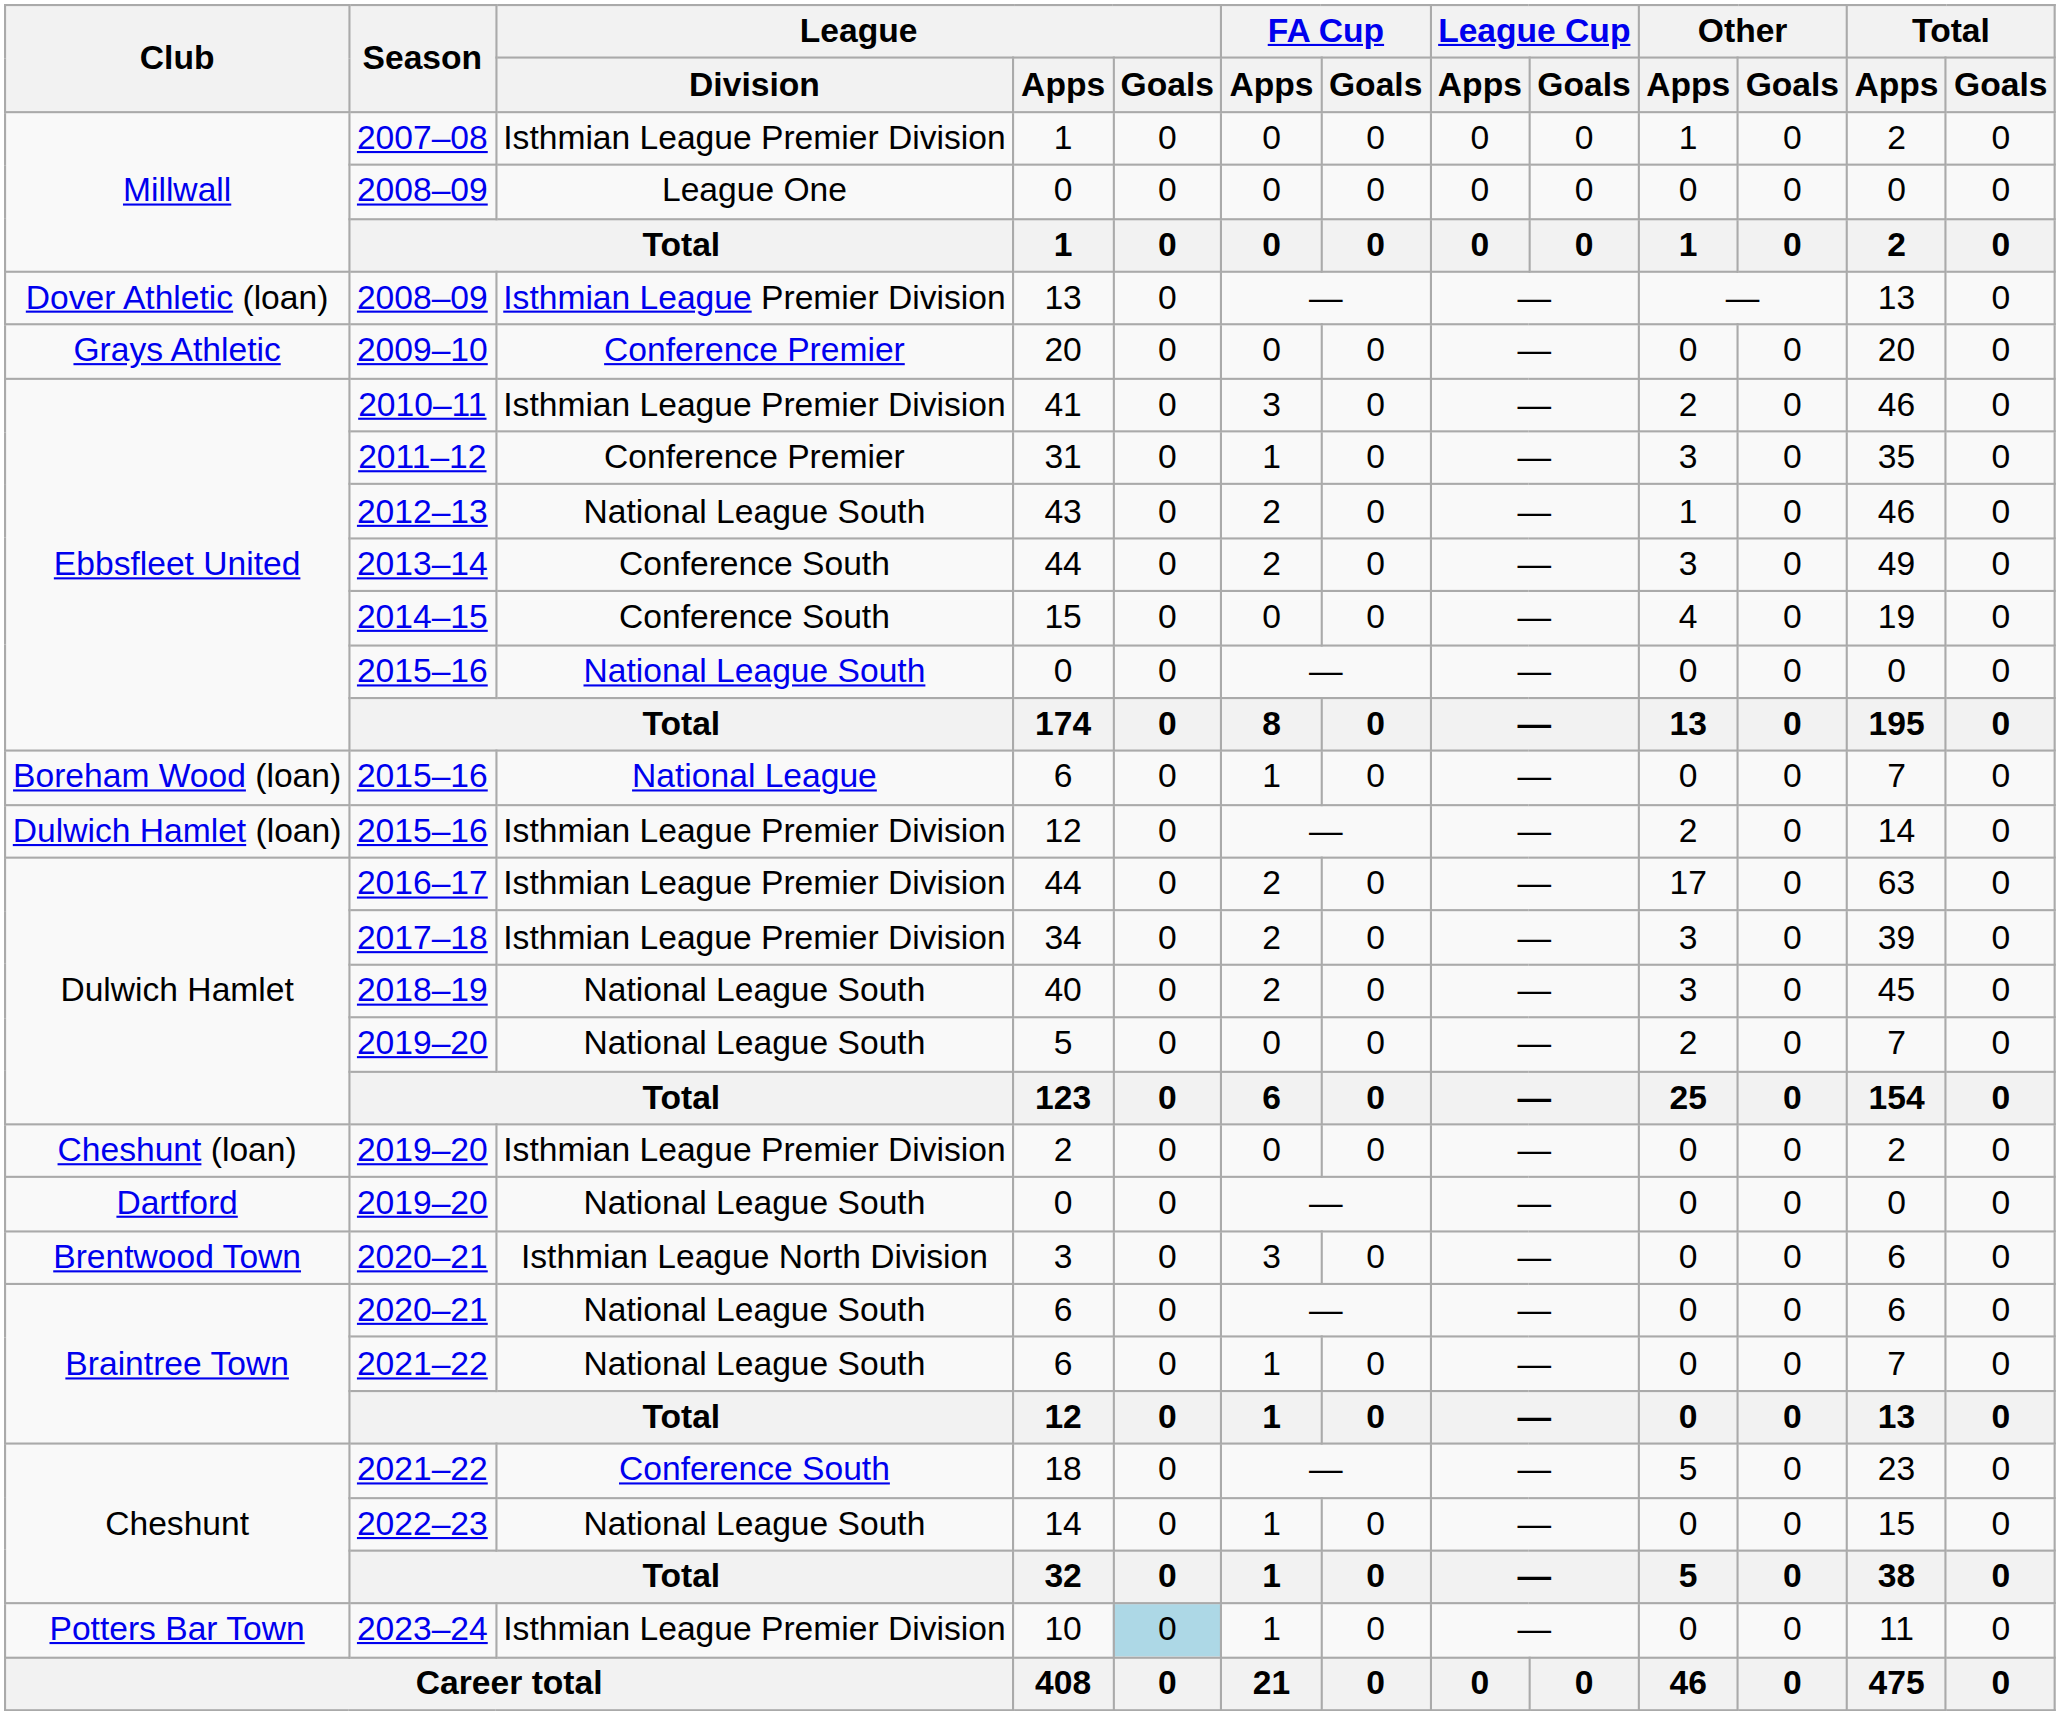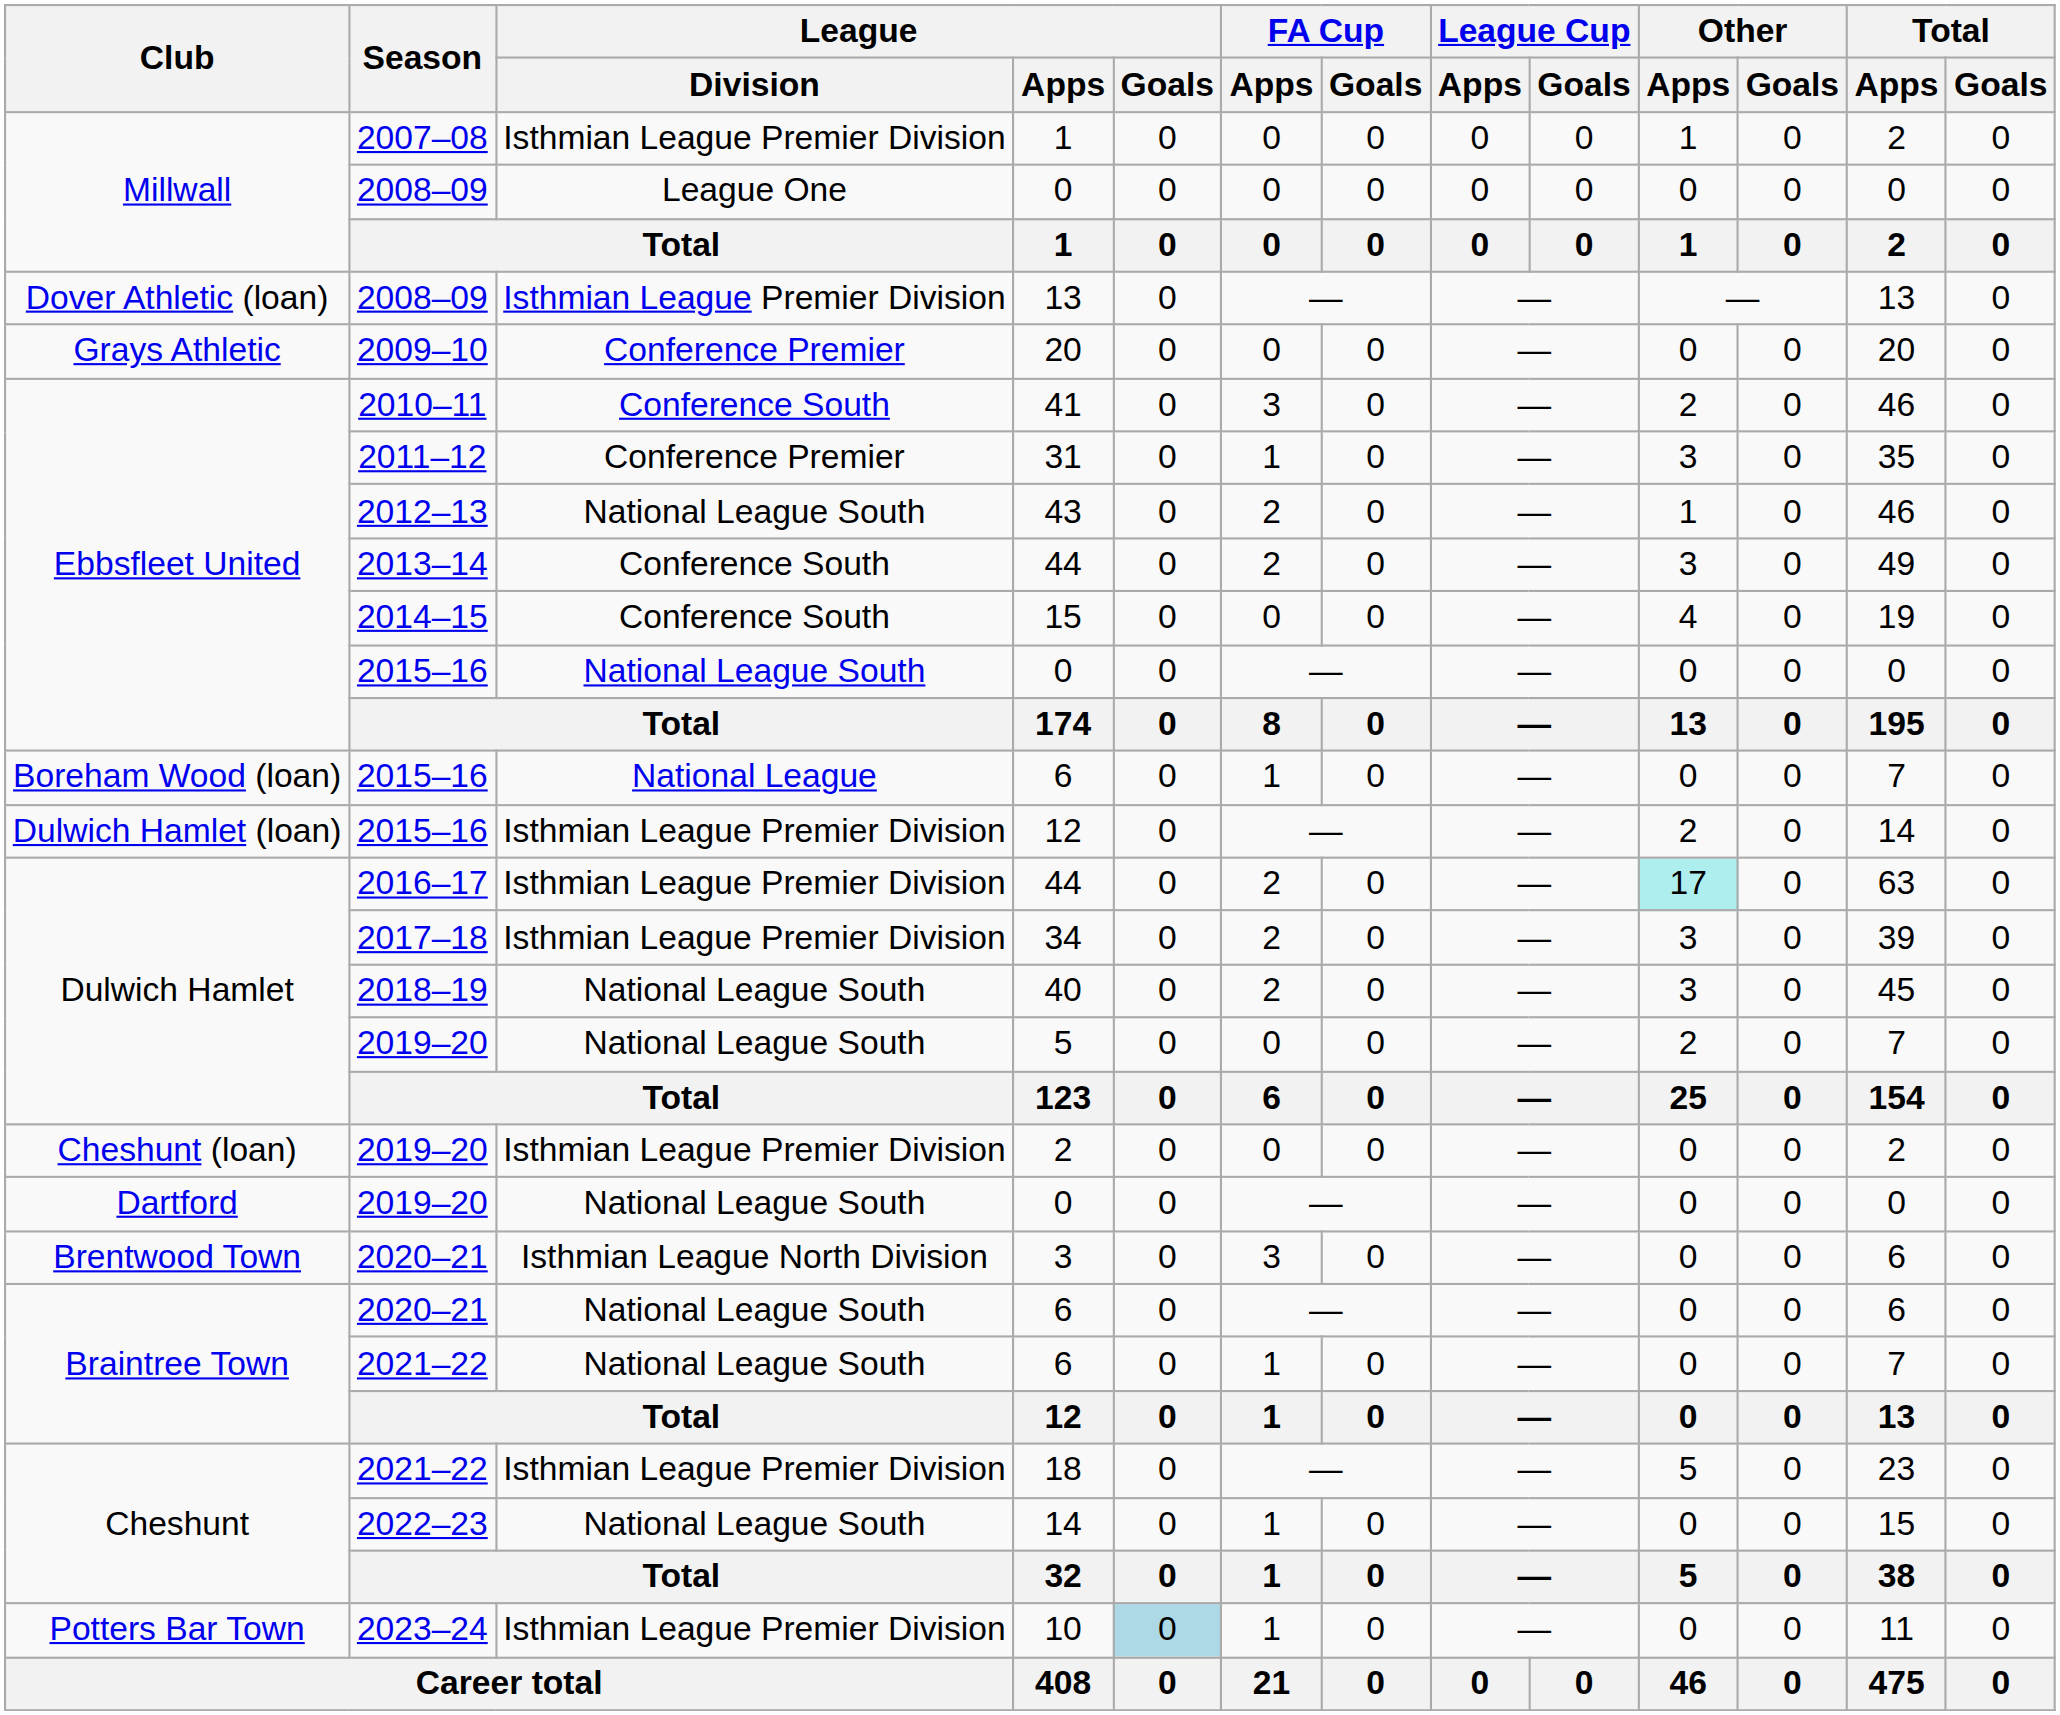(754, 404) Isthmian League Premier Division -> (754, 404) Conference South
(1688, 883) no background -> (1688, 883) paleturquoise background
(754, 1469) Conference South -> (754, 1469) Isthmian League Premier Division
